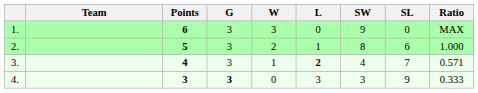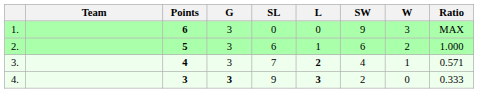columns swapped: (274, 12) <-> (407, 12)
(363, 46) 8 -> (363, 46) 6
(318, 79) normal -> (318, 79) bold
(363, 79) 3 -> (363, 79) 2
